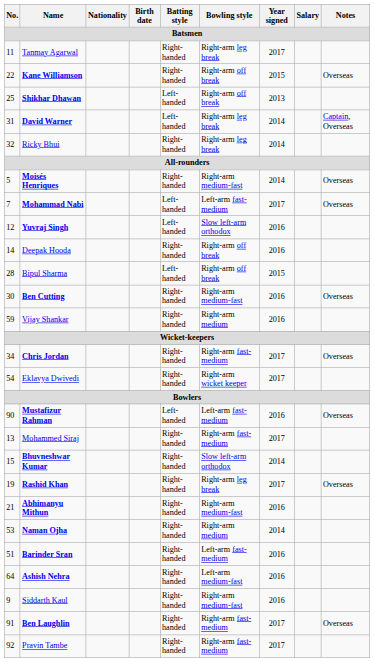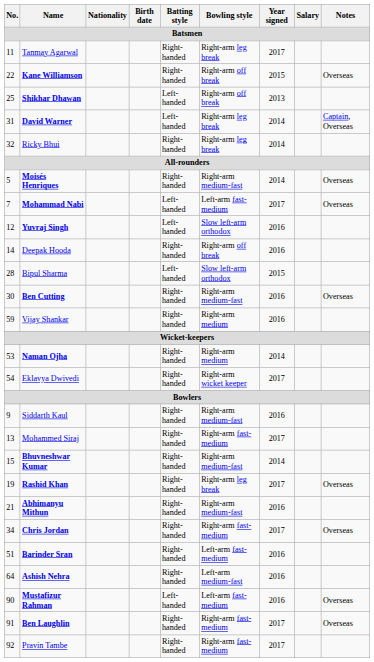(224, 273) Right-arm off break -> (224, 273) Slow left-arm orthodox
rows swapped: (45, 530) <-> (45, 355)
rows swapped: (45, 599) <-> (42, 415)
(224, 461) Slow left-arm orthodox -> (222, 461) Right-arm medium-fast
